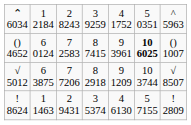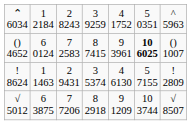rows swapped: (17, 105) <-> (17, 76)
